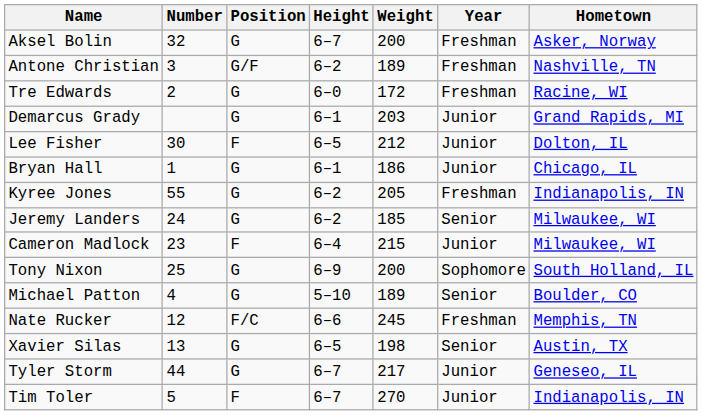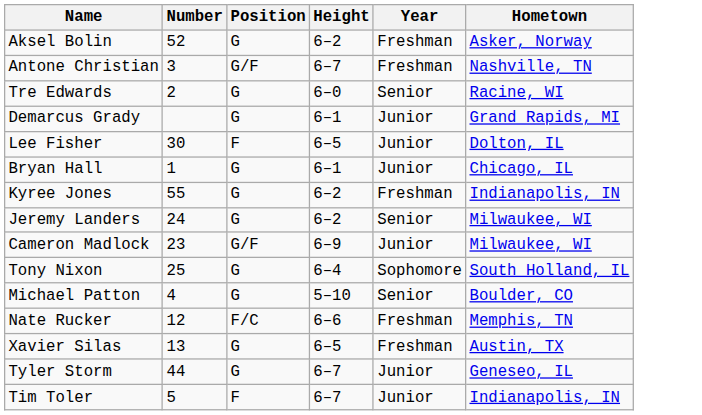- column: (406, 18)
(176, 43) 32 -> (176, 43) 52
(327, 43) 6–7 -> (327, 43) 6–2
(327, 68) 6–2 -> (327, 68) 6–7
(479, 94) Freshman -> (406, 94) Senior
(235, 246) F -> (245, 246) G/F
(327, 246) 6–4 -> (327, 246) 6–9
(327, 271) 6–9 -> (327, 271) 6–4
(470, 347) Senior -> (415, 347) Freshman
